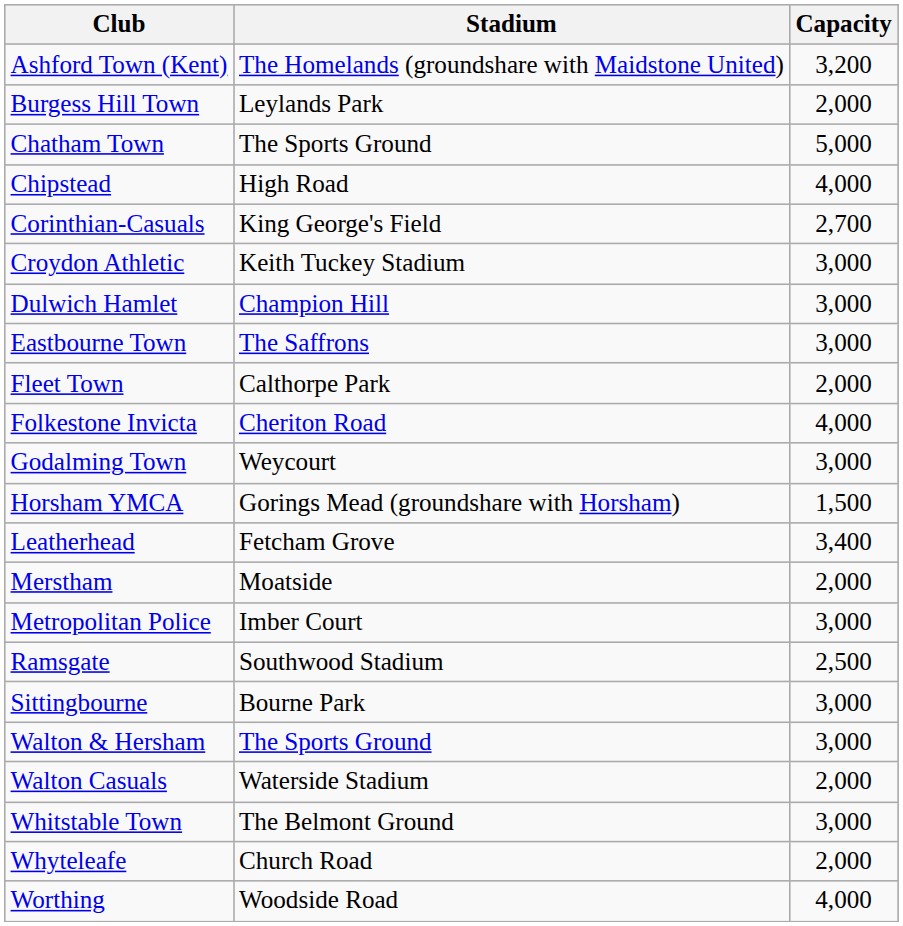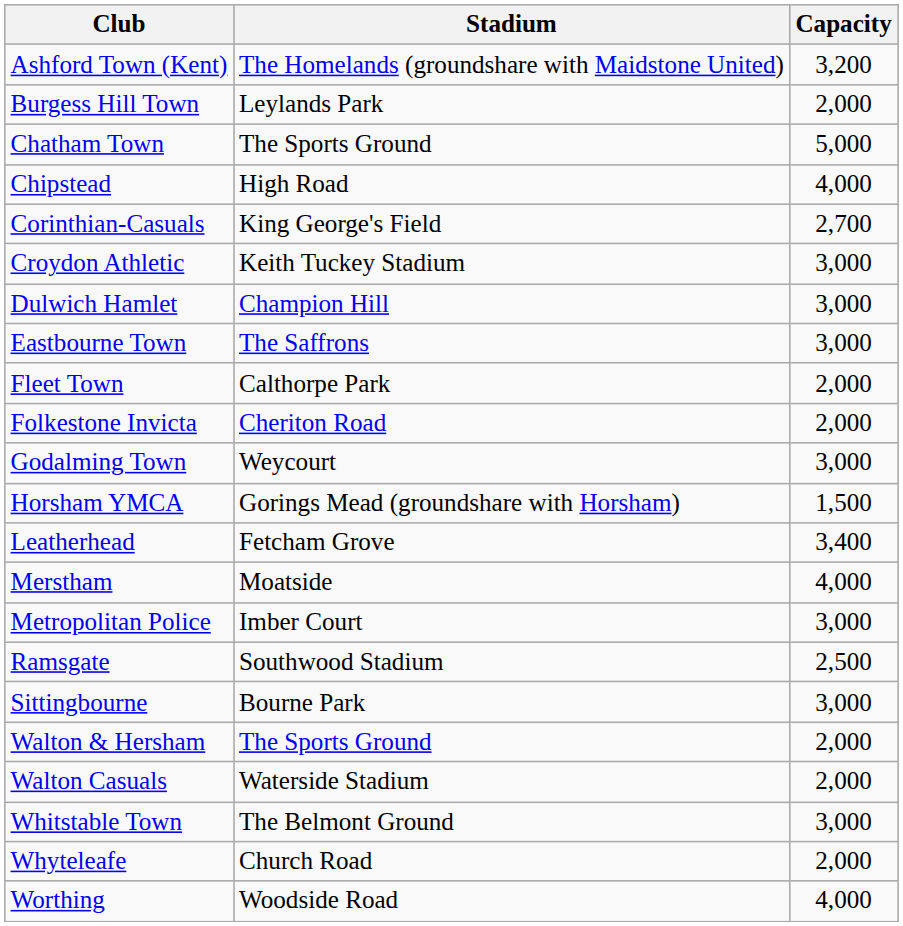(844, 422) 4,000 -> (844, 422) 2,000
(844, 582) 2,000 -> (844, 582) 4,000
(844, 741) 3,000 -> (844, 741) 2,000
